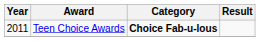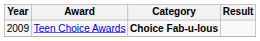(17, 28) 2011 -> (18, 28) 2009
